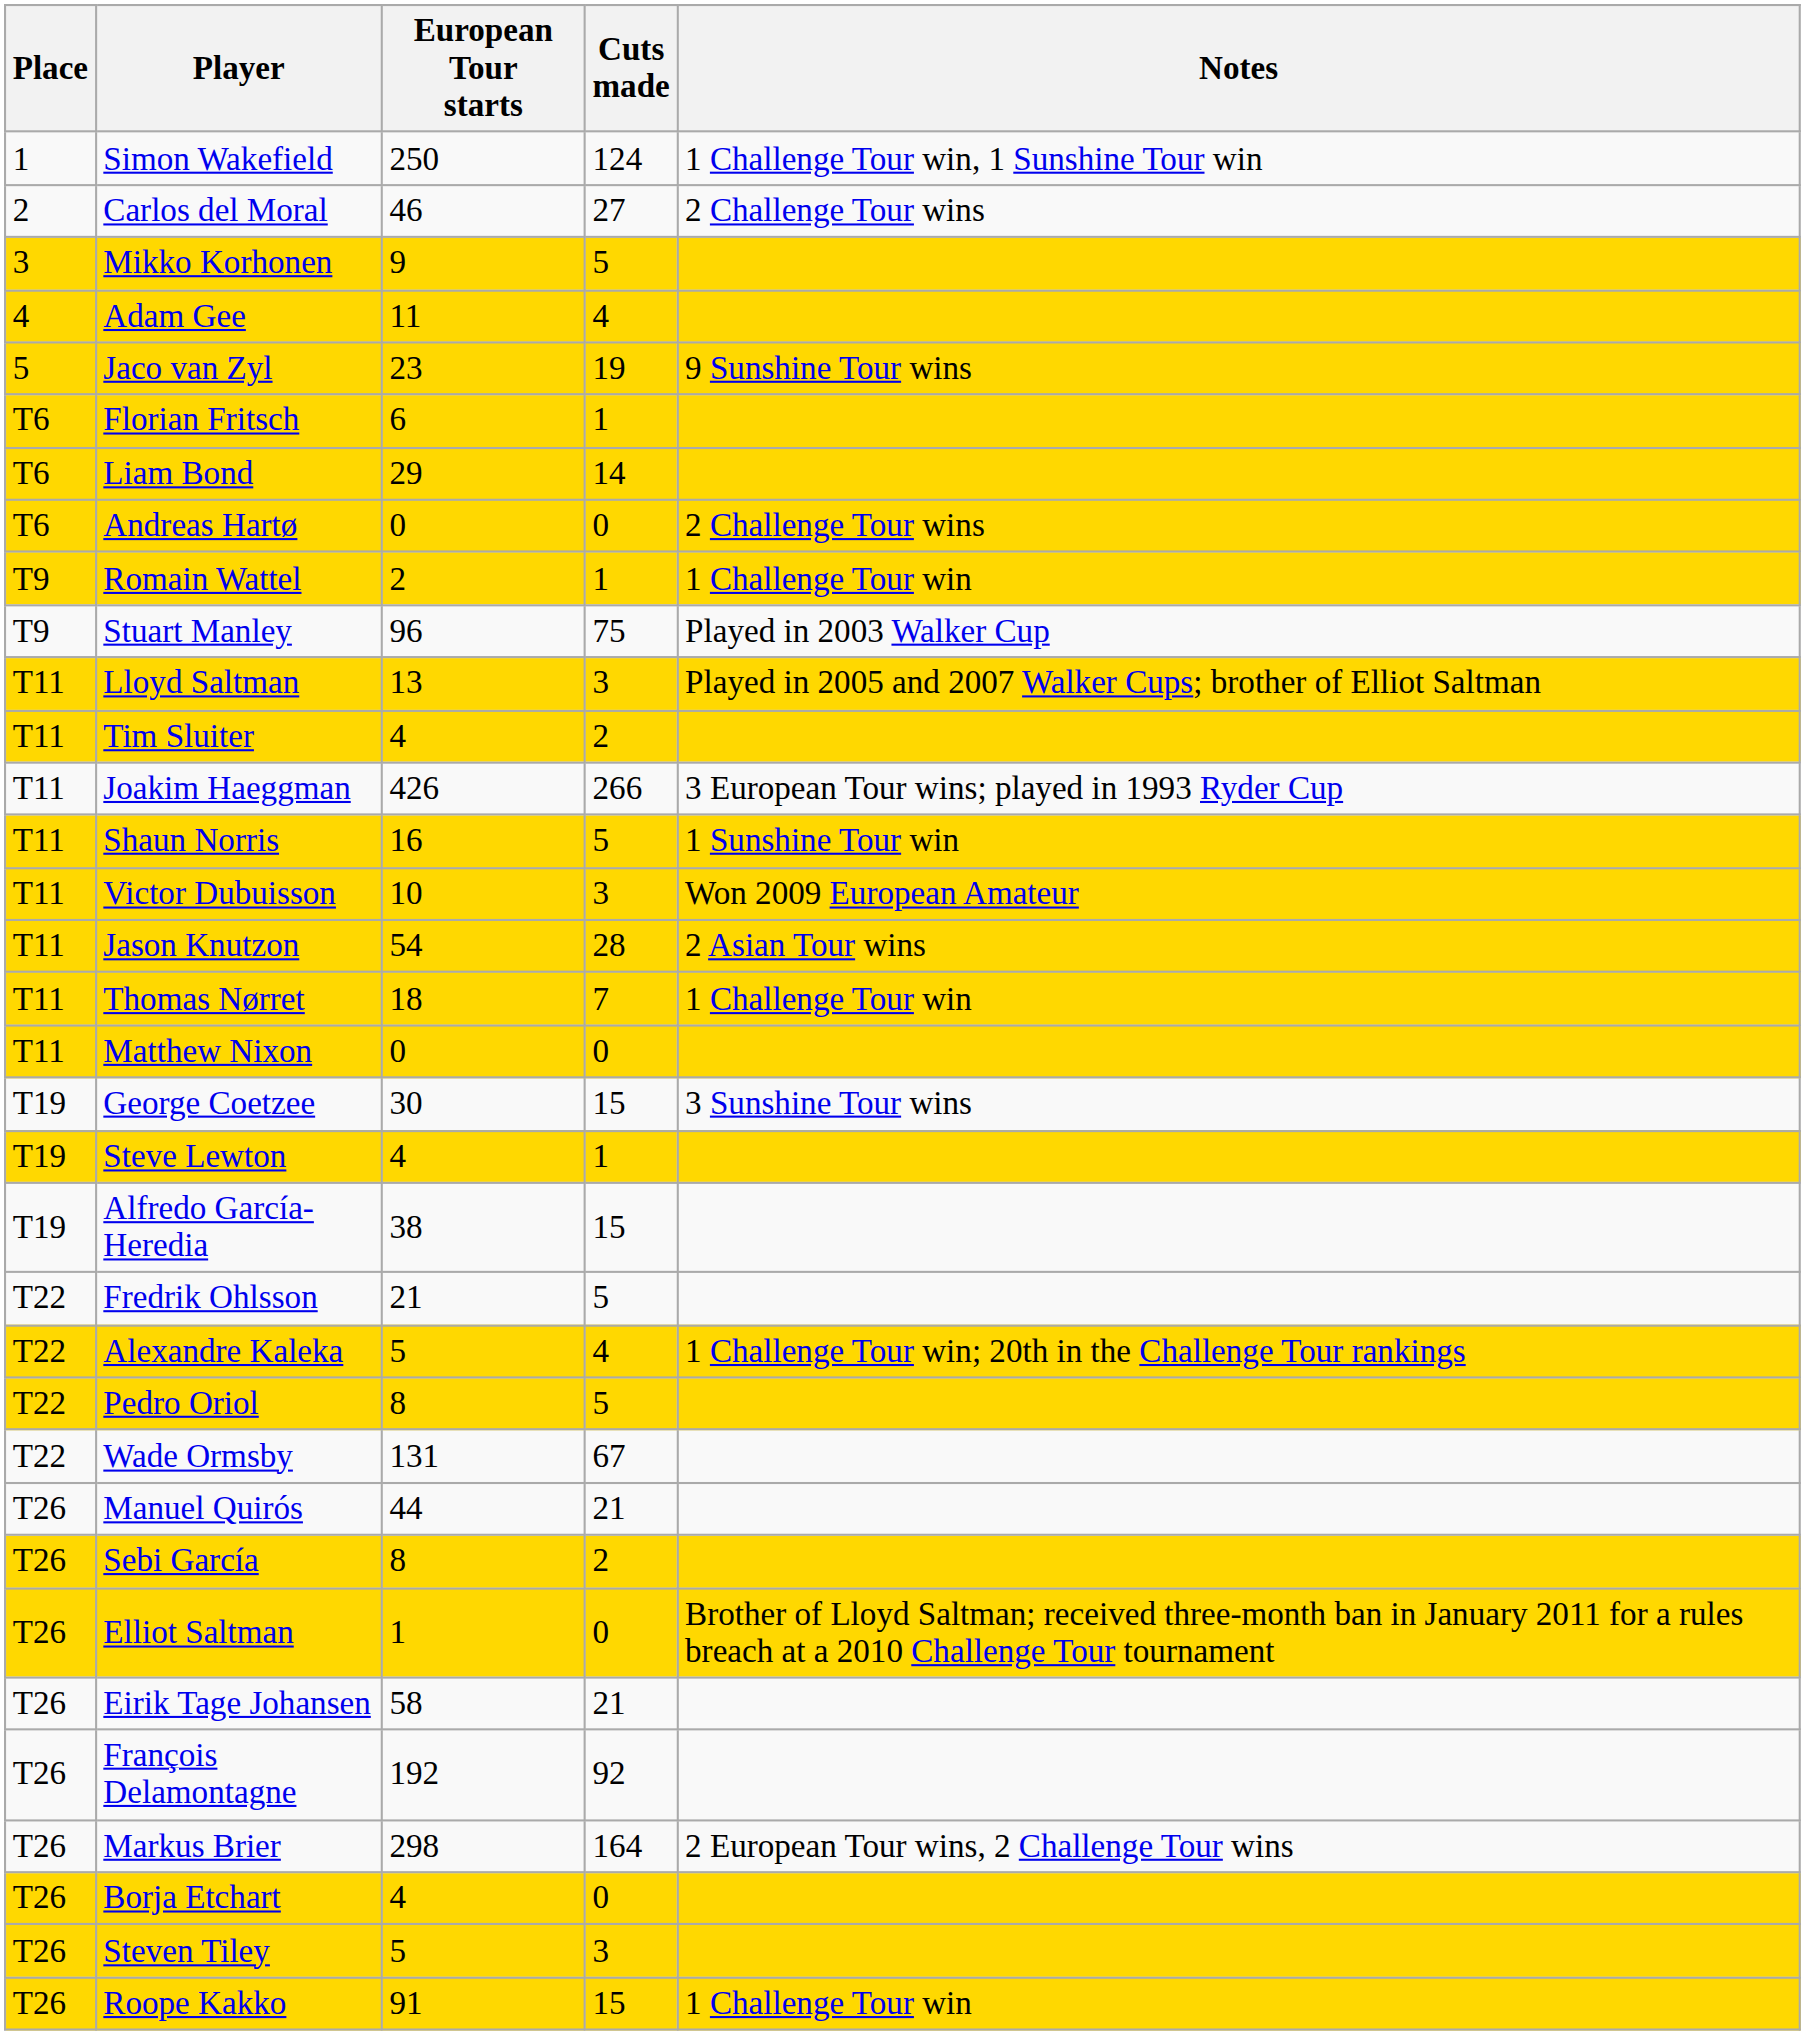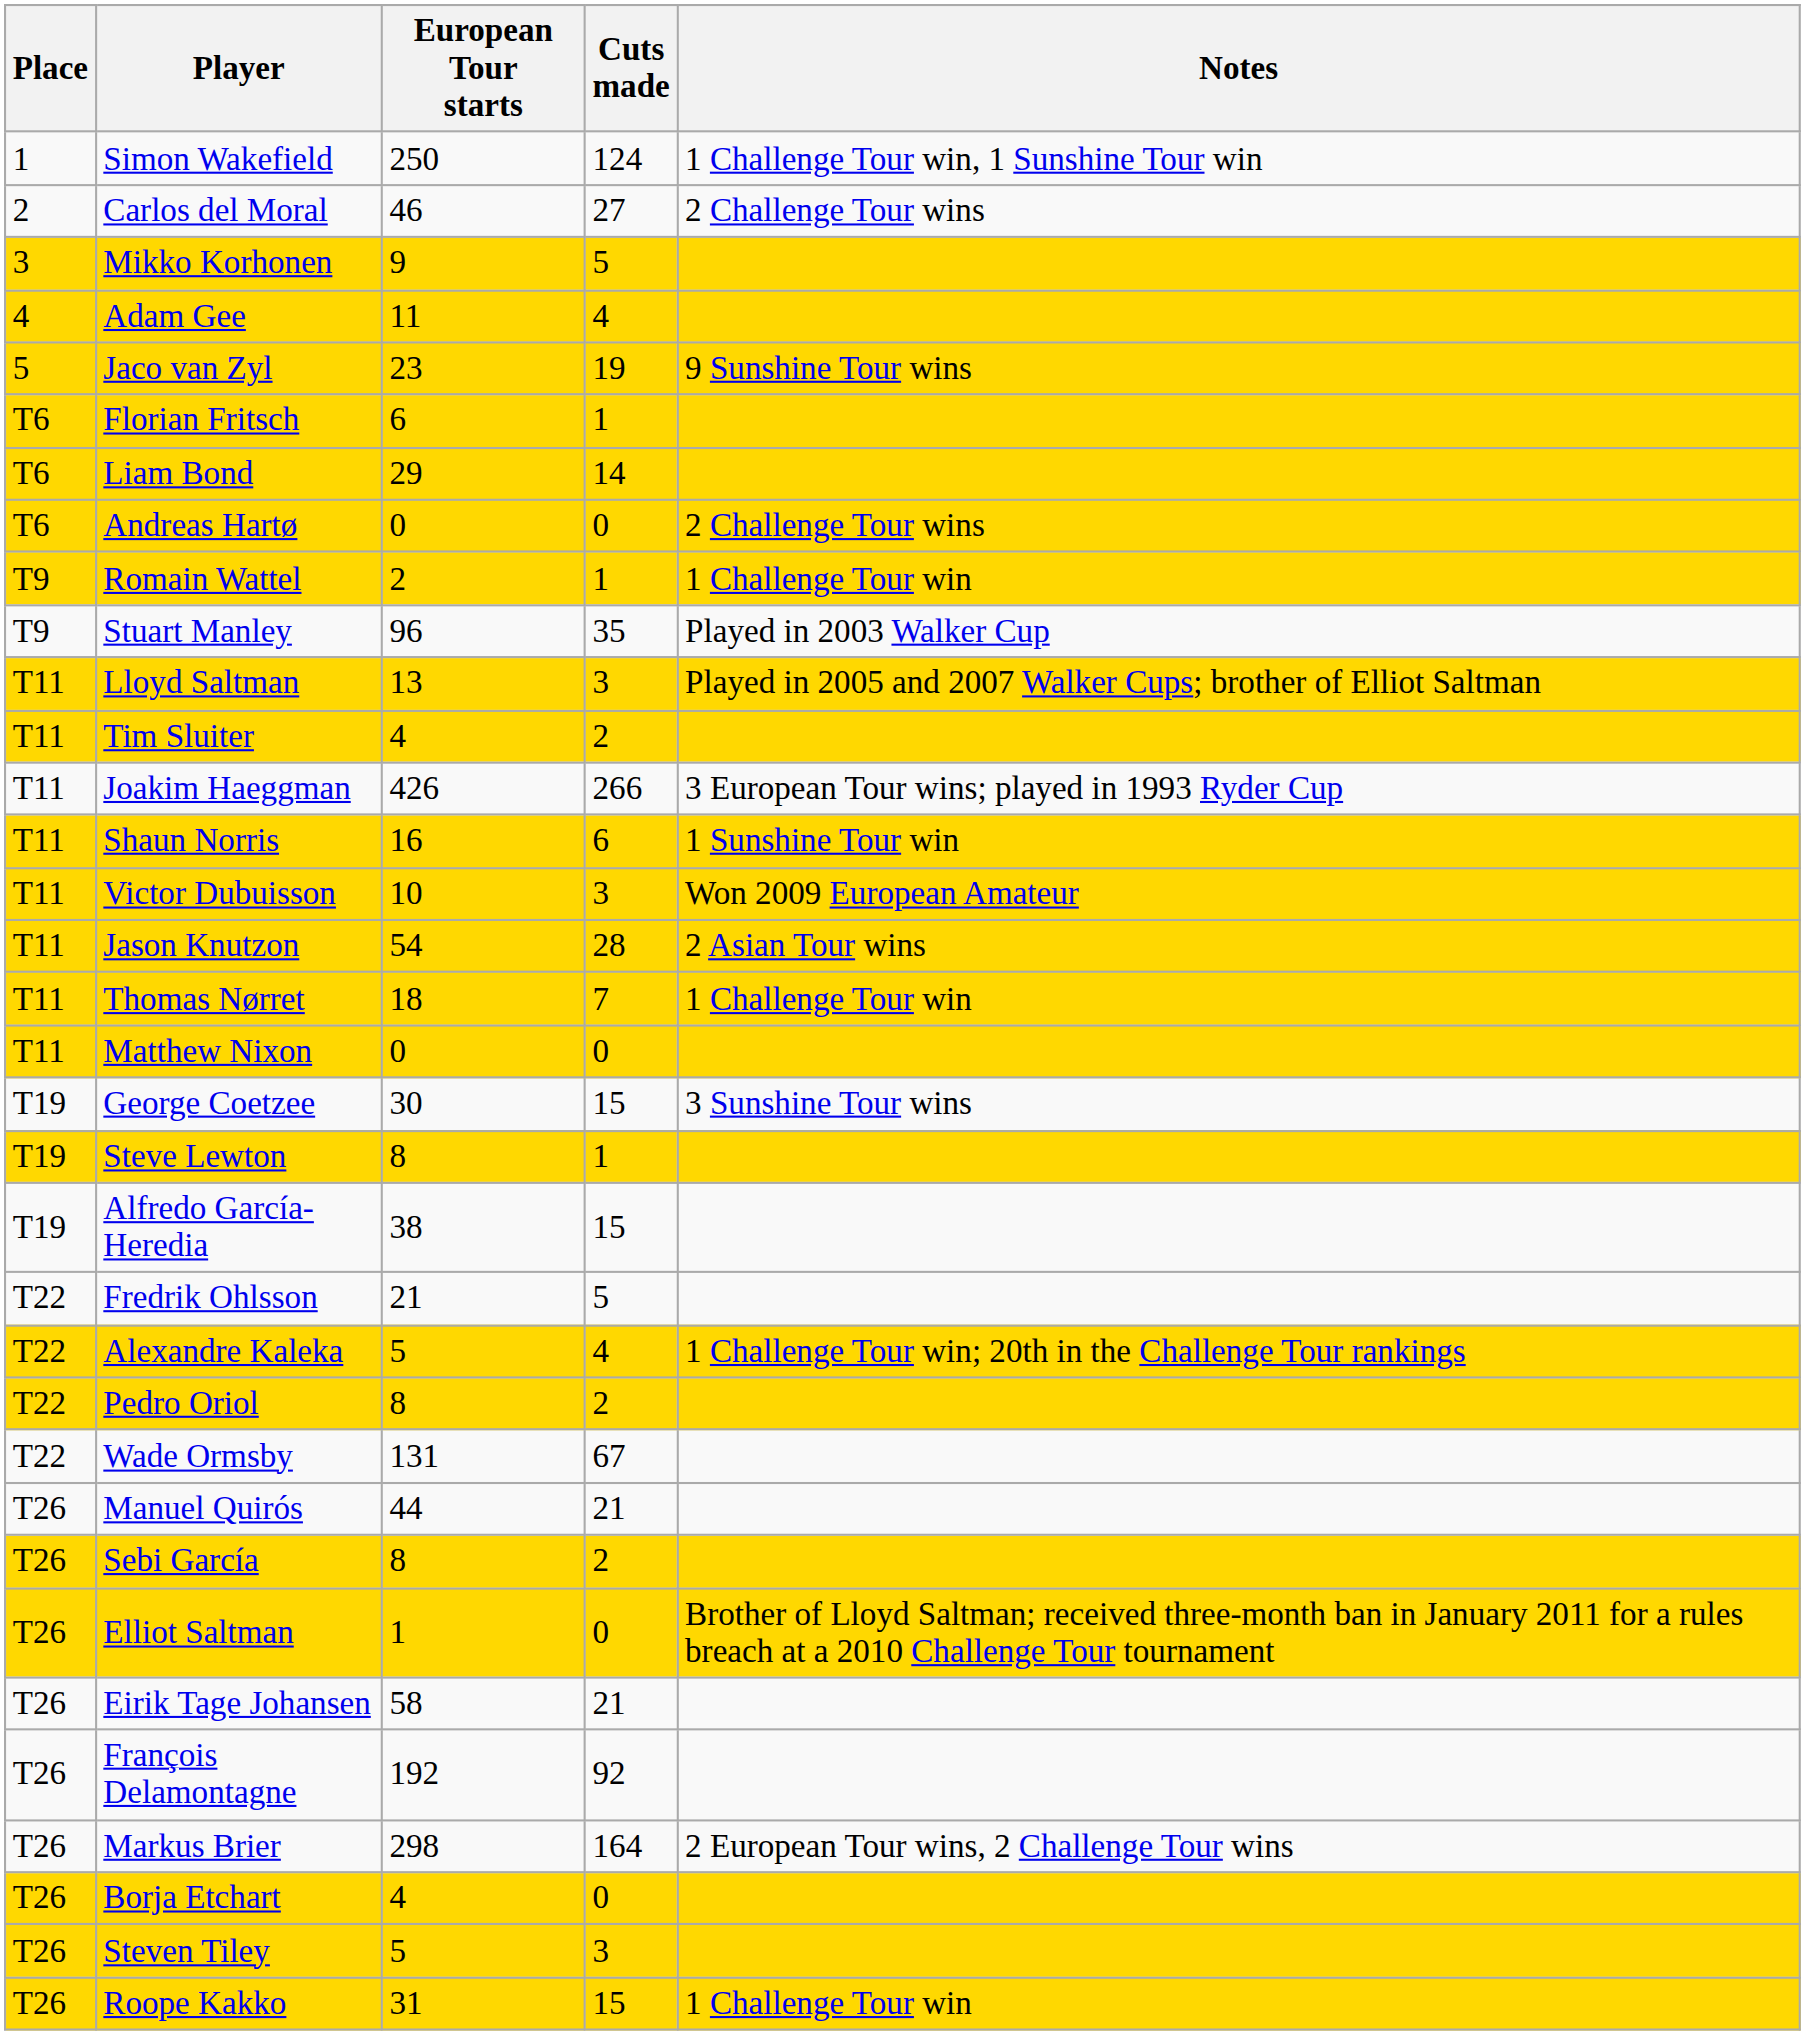(609, 630) 75 -> (609, 630) 35
(601, 840) 5 -> (601, 840) 6
(398, 1155) 4 -> (398, 1155) 8
(601, 1403) 5 -> (601, 1403) 2
(406, 2002) 91 -> (406, 2002) 31
